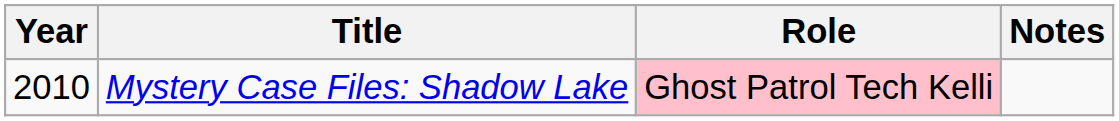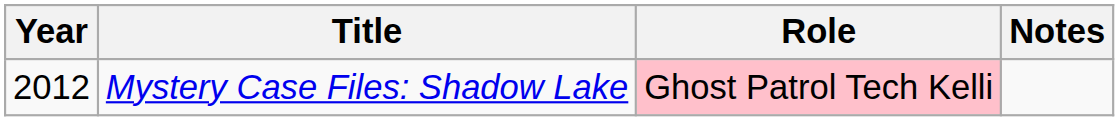(51, 86) 2010 -> (51, 86) 2012
